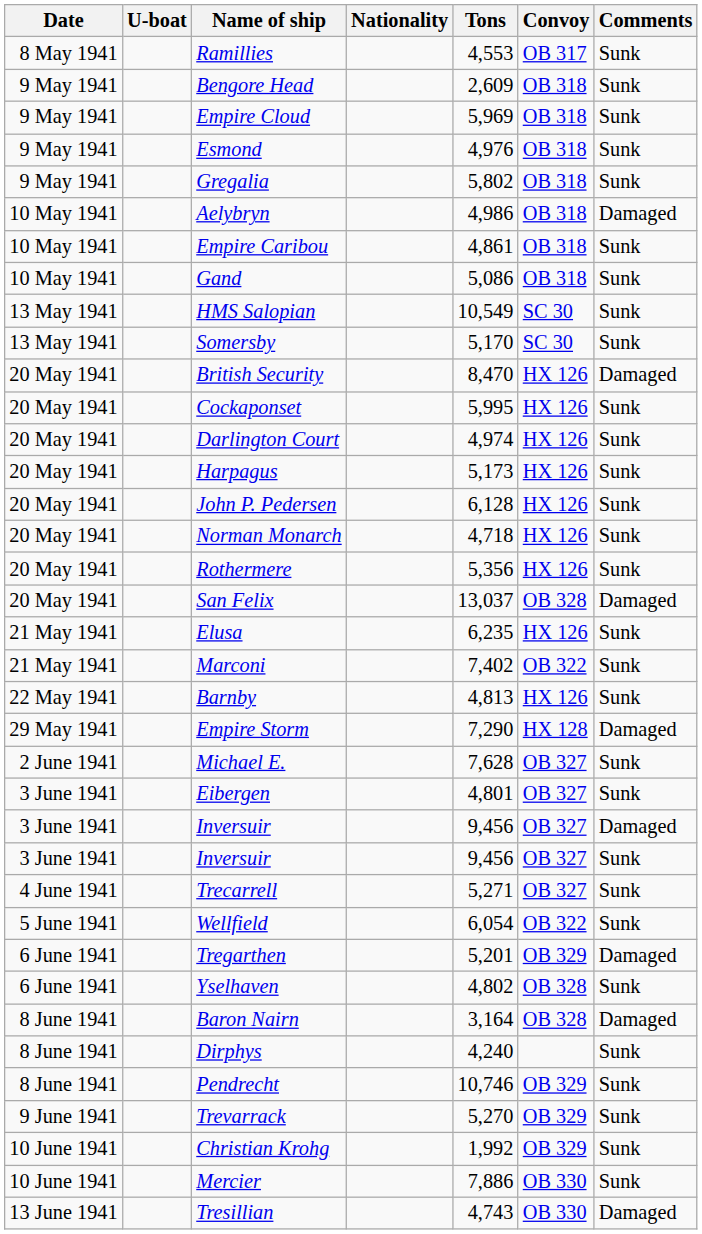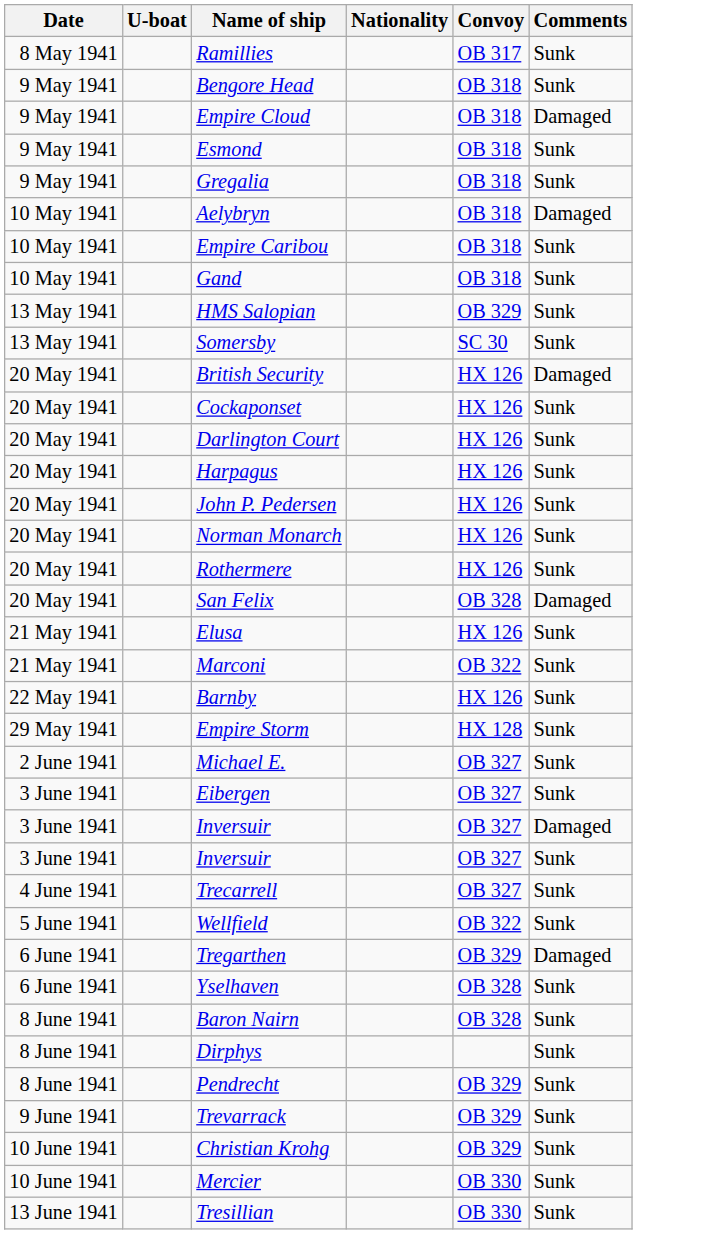- column: (485, 20)
(620, 117) Sunk -> (572, 117) Damaged
(548, 310) SC 30 -> (489, 310) OB 329
(638, 729) Damaged -> (554, 729) Sunk
(638, 1019) Damaged -> (554, 1019) Sunk
(638, 1212) Damaged -> (554, 1212) Sunk
